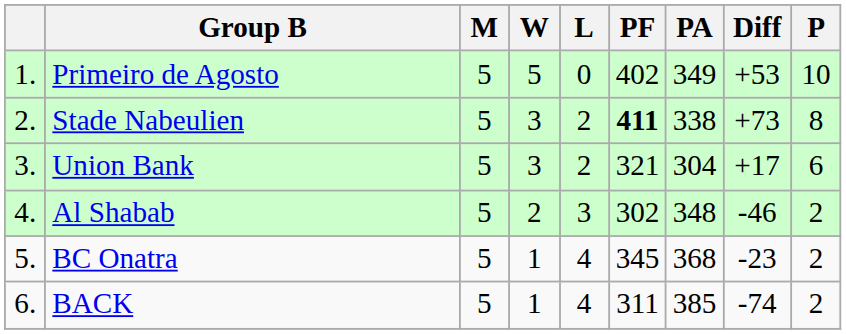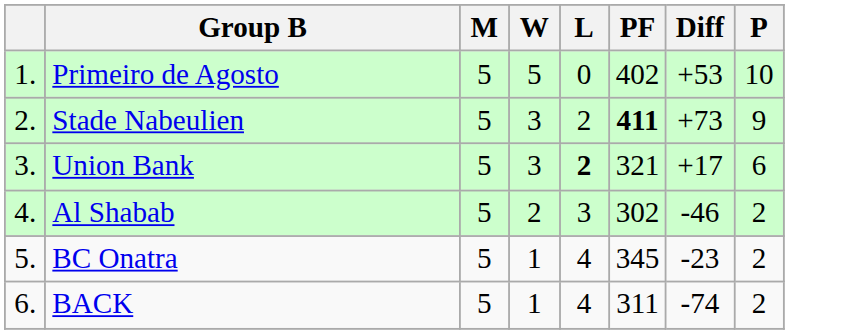- column: (695, 27)
(816, 119) 8 -> (759, 119) 9
(584, 166) normal -> (584, 166) bold
